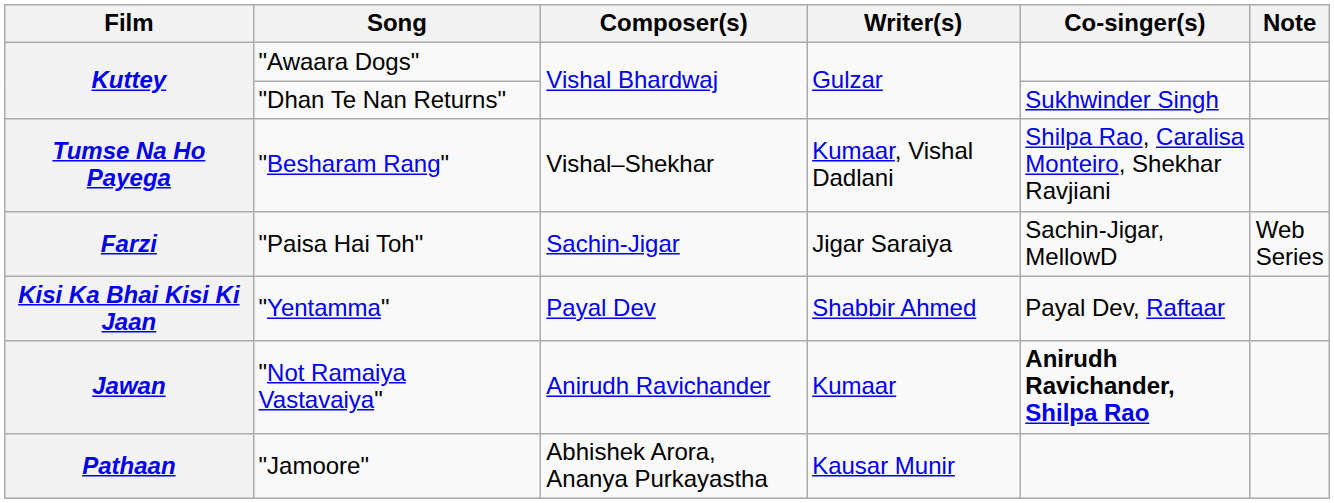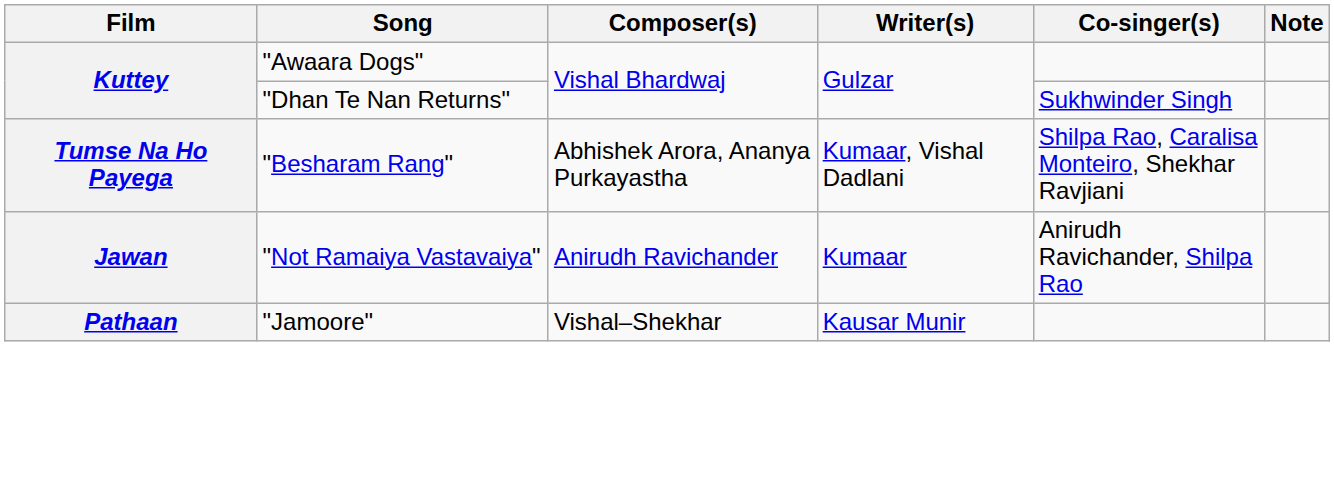(630, 164) Vishal–Shekhar -> (682, 164) Abhishek Arora, Ananya Purkayastha
- row: (341, 243)
- row: (324, 308)
(1100, 386) bold -> (1146, 256) normal
(657, 465) Abhishek Arora, Ananya Purkayastha -> (638, 321) Vishal–Shekhar
